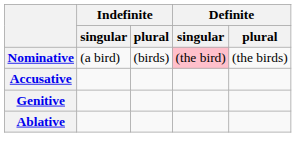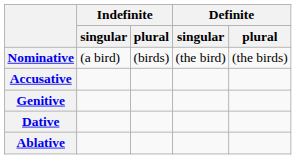(201, 57) pink background -> (201, 57) no background
+ row: (41, 121)
